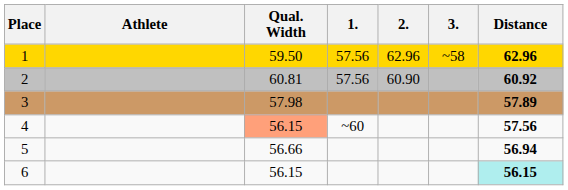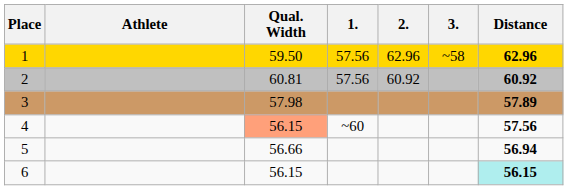(403, 79) 60.90 -> (403, 79) 60.92
